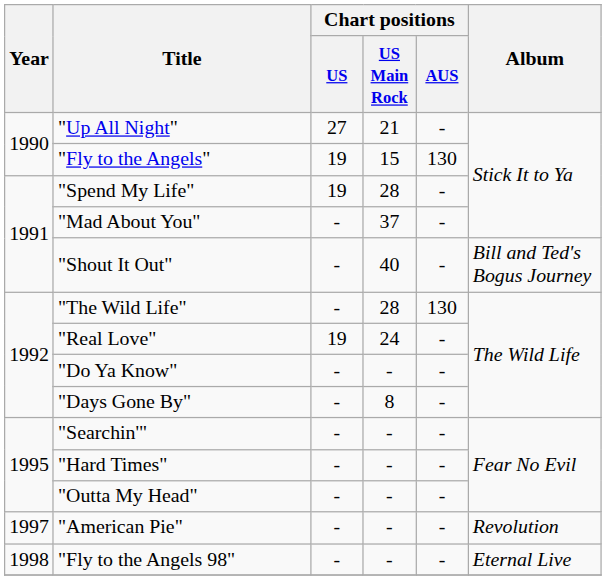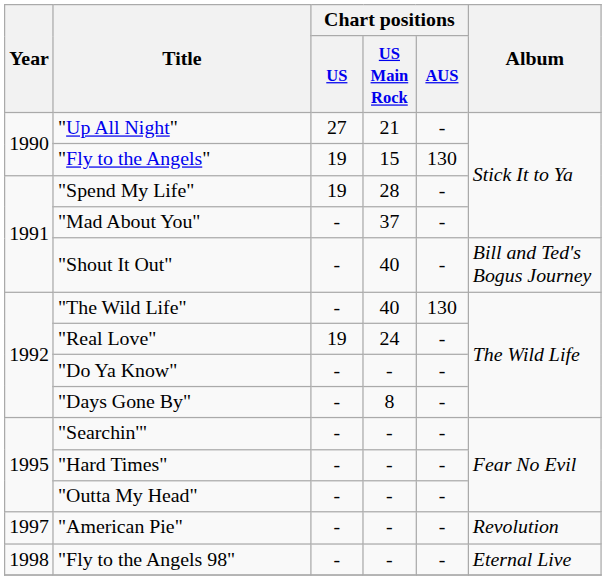(389, 307) 28 -> (389, 307) 40
